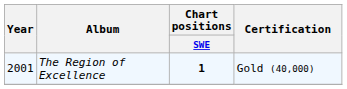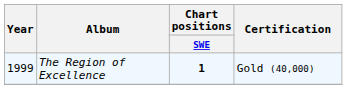(20, 69) 2001 -> (20, 69) 1999
